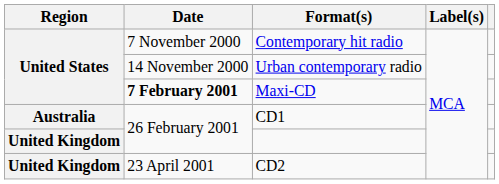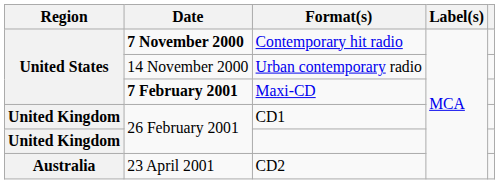(184, 41) normal -> (186, 41) bold
(64, 116) Australia -> (64, 116) United Kingdom
(64, 166) United Kingdom -> (64, 166) Australia
